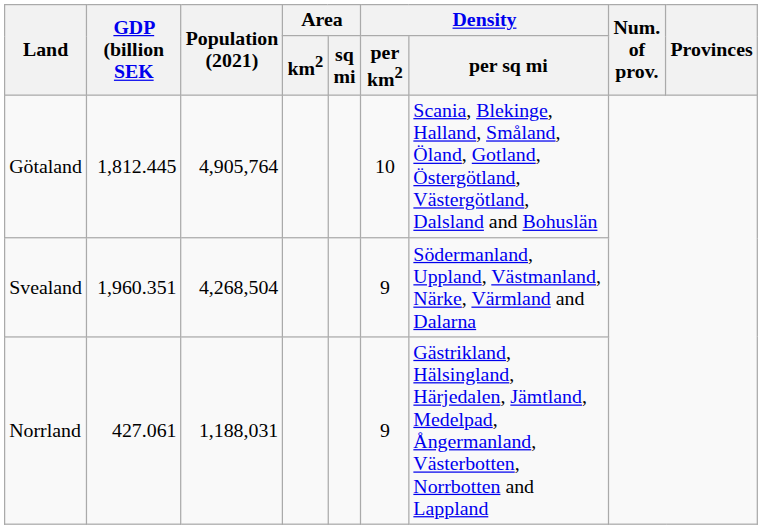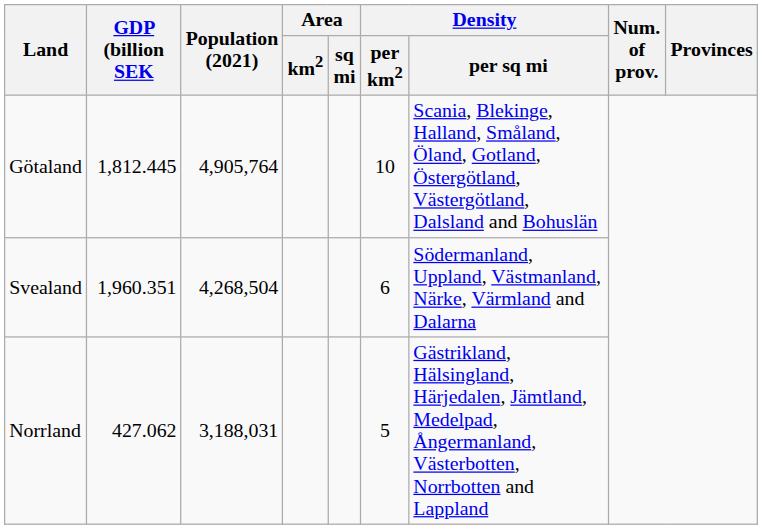(385, 287) 9 -> (385, 287) 6
(144, 430) 427.061 -> (144, 430) 427.062
(239, 430) 1,188,031 -> (239, 430) 3,188,031
(385, 430) 9 -> (385, 430) 5
